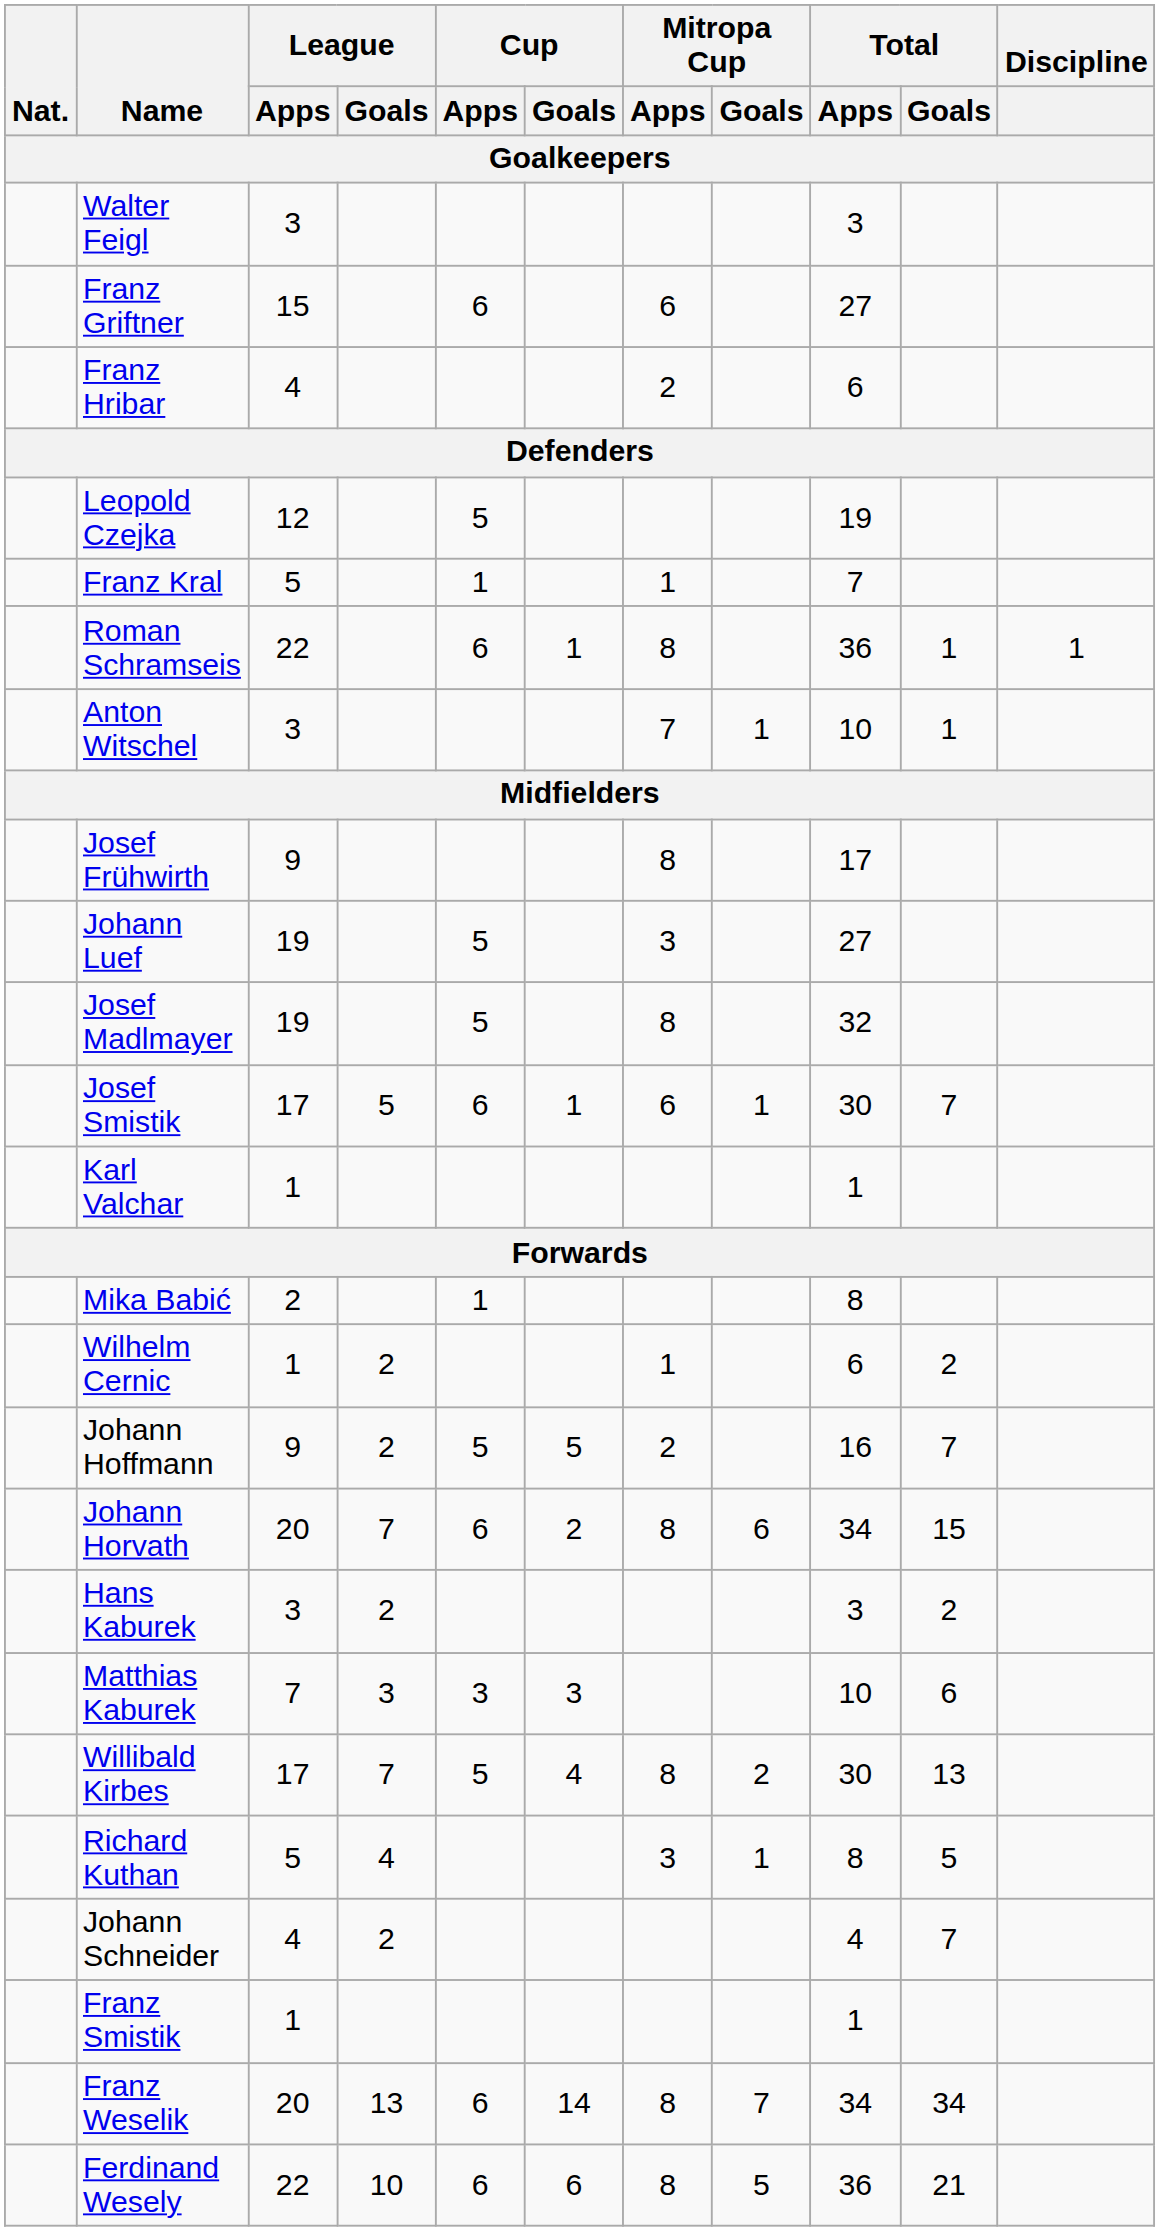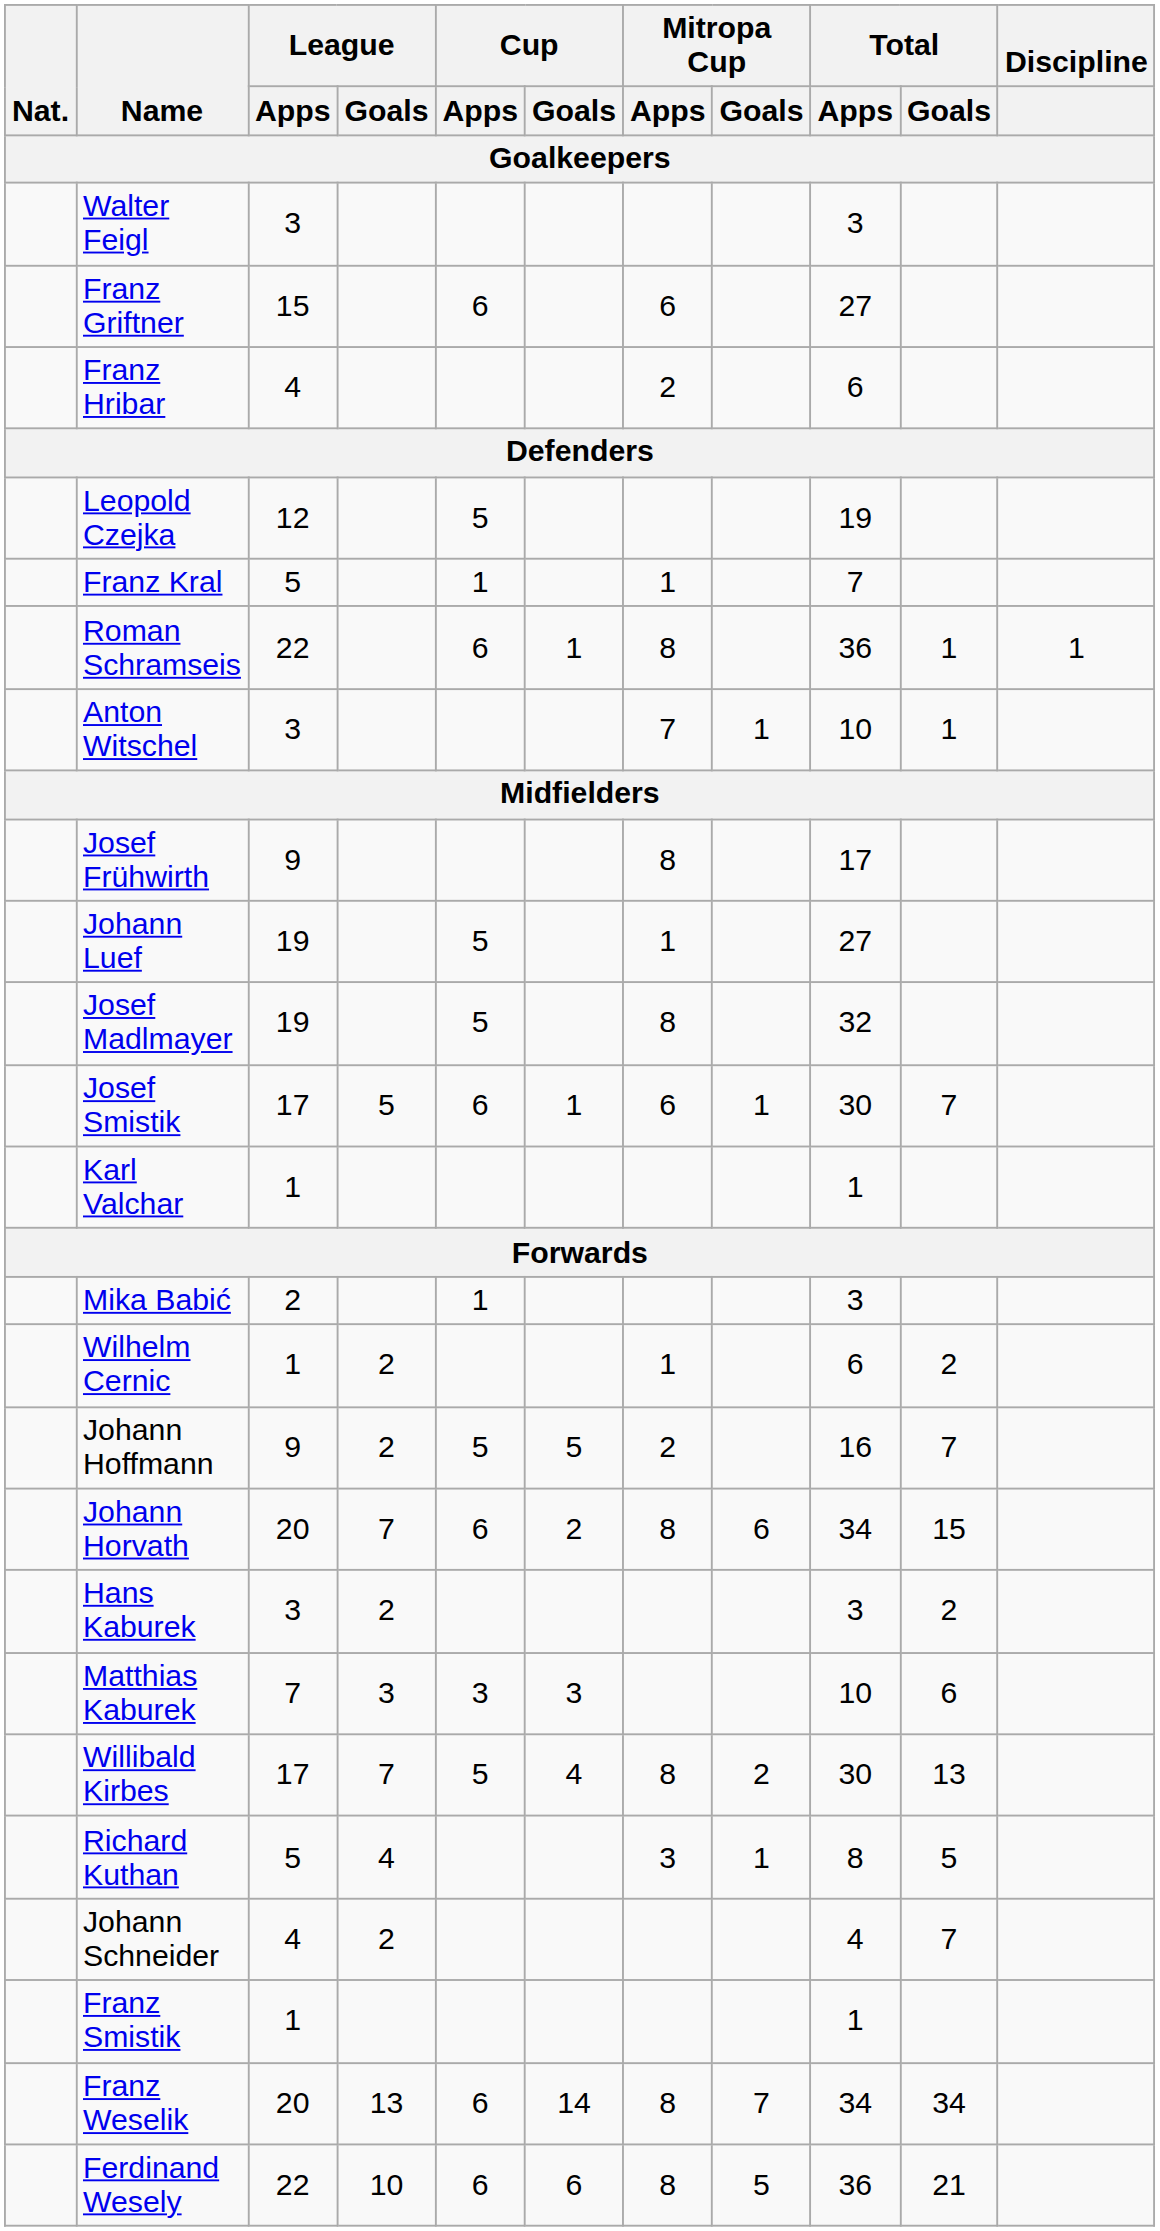(668, 941) 3 -> (668, 941) 1
(855, 1299) 8 -> (855, 1299) 3
